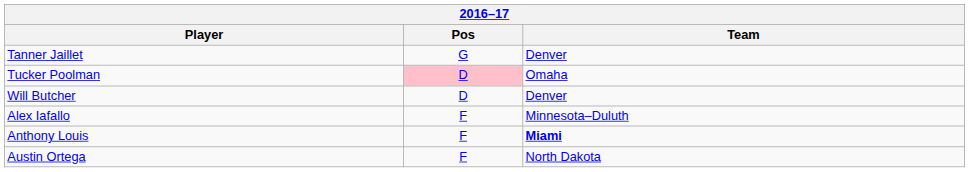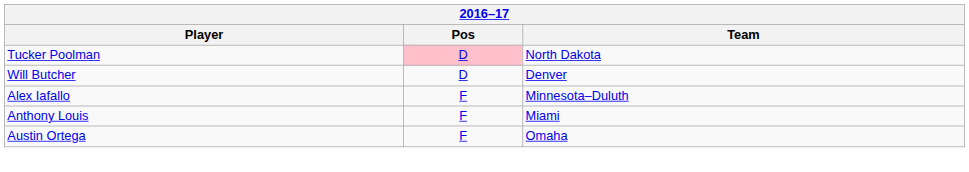- row: (45, 55)
(547, 75) Omaha -> (563, 55) North Dakota
(544, 136) bold -> (543, 116) normal
(563, 156) North Dakota -> (547, 136) Omaha
